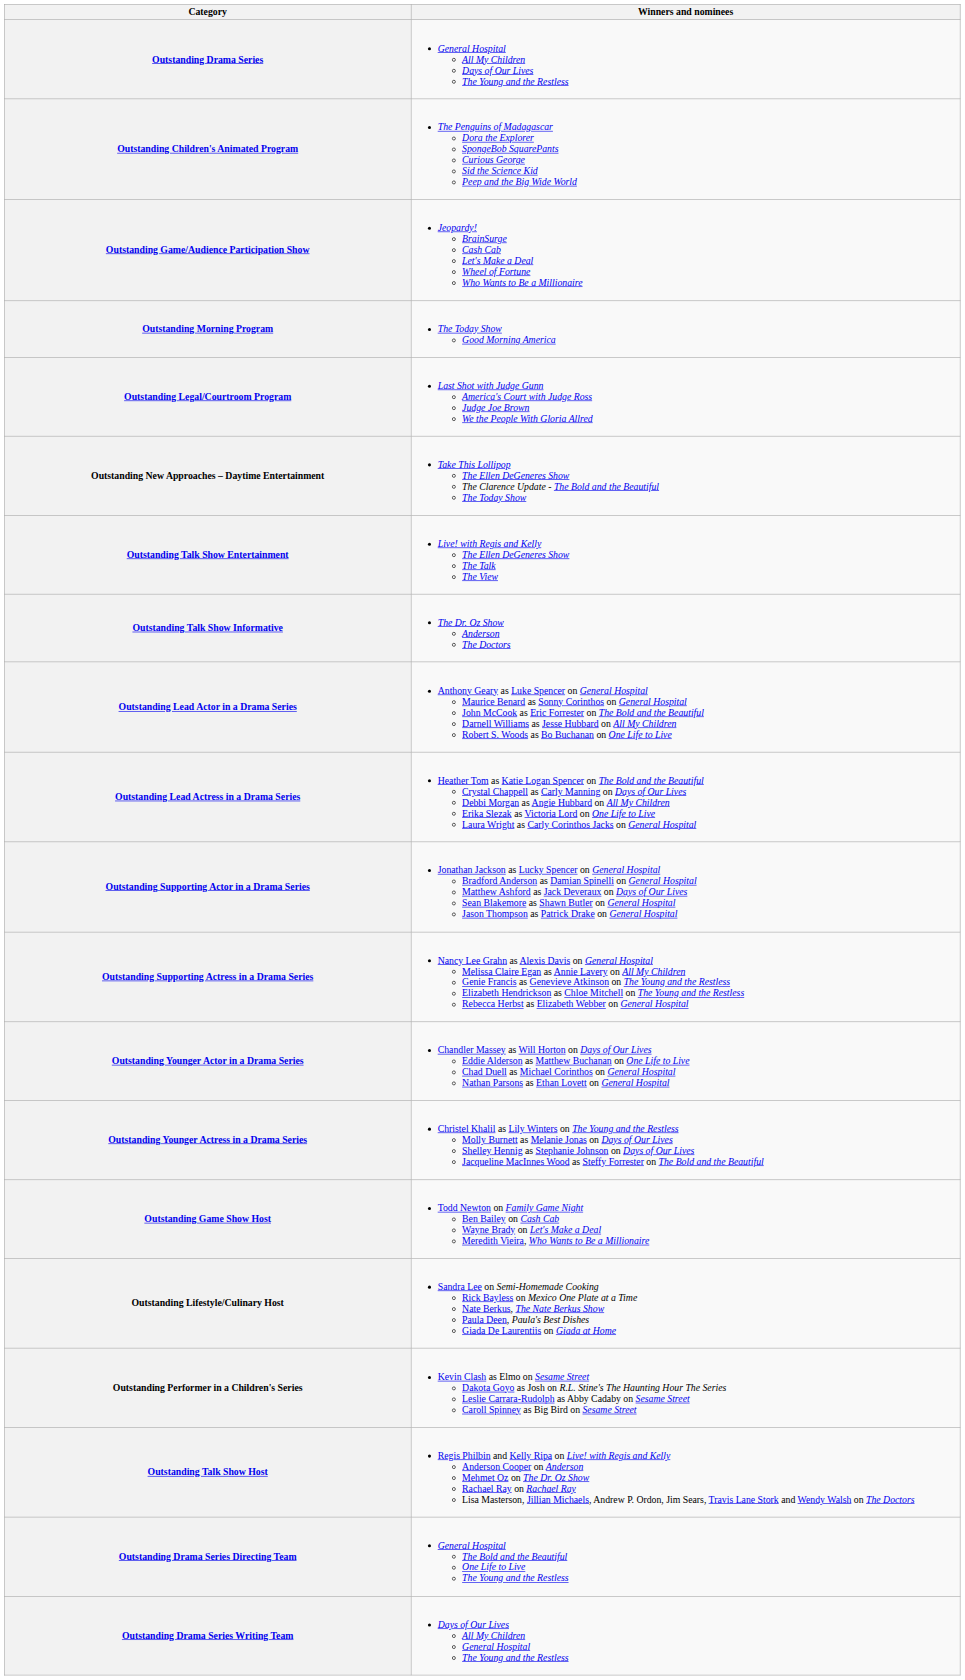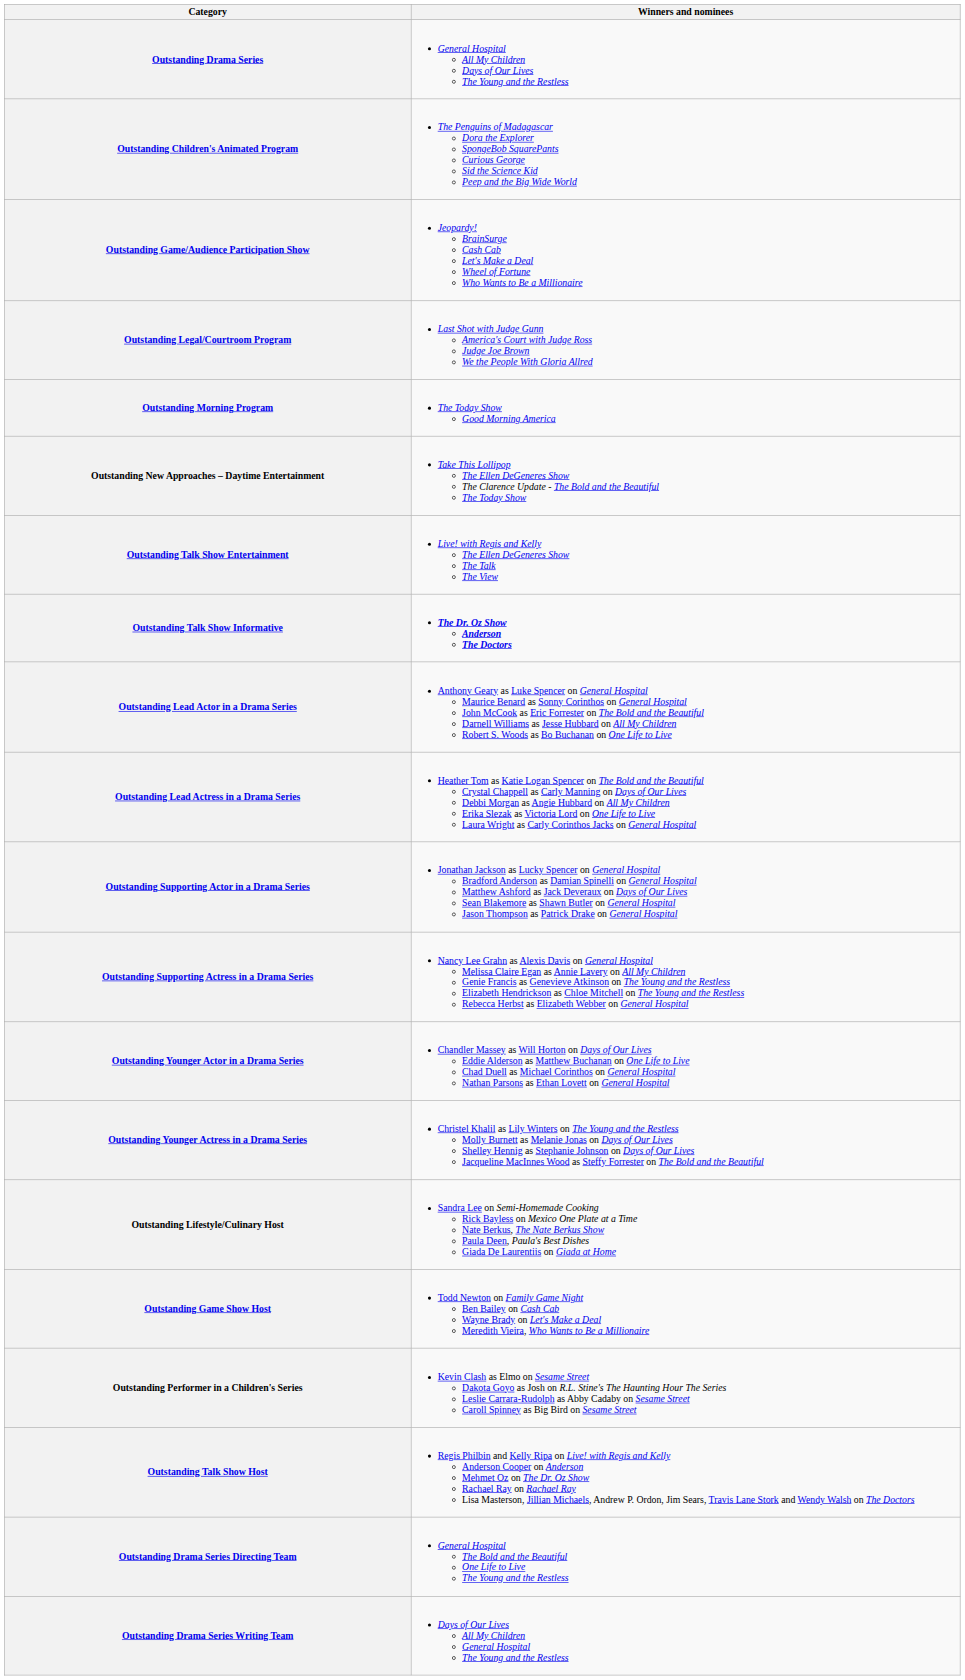rows swapped: (208, 397) <-> (208, 329)
(686, 634) normal -> (686, 634) bold
rows swapped: (208, 1219) <-> (208, 1303)
